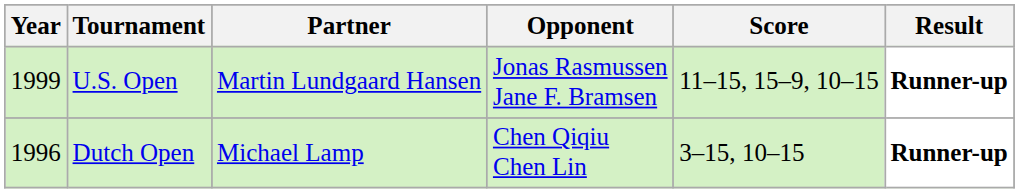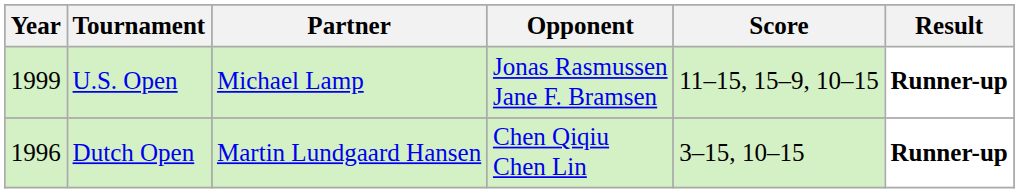(349, 81) Martin Lundgaard Hansen -> (290, 81) Michael Lamp
(290, 152) Michael Lamp -> (349, 152) Martin Lundgaard Hansen
